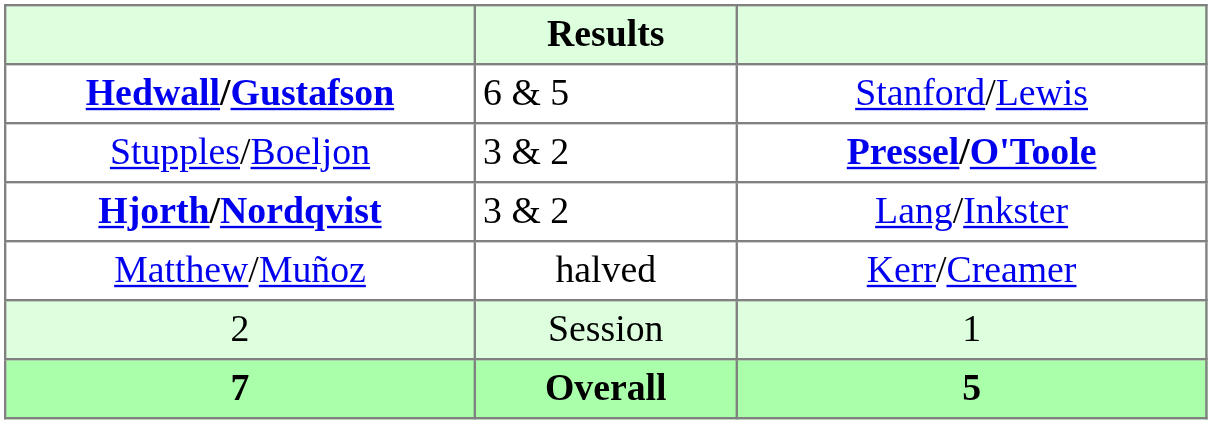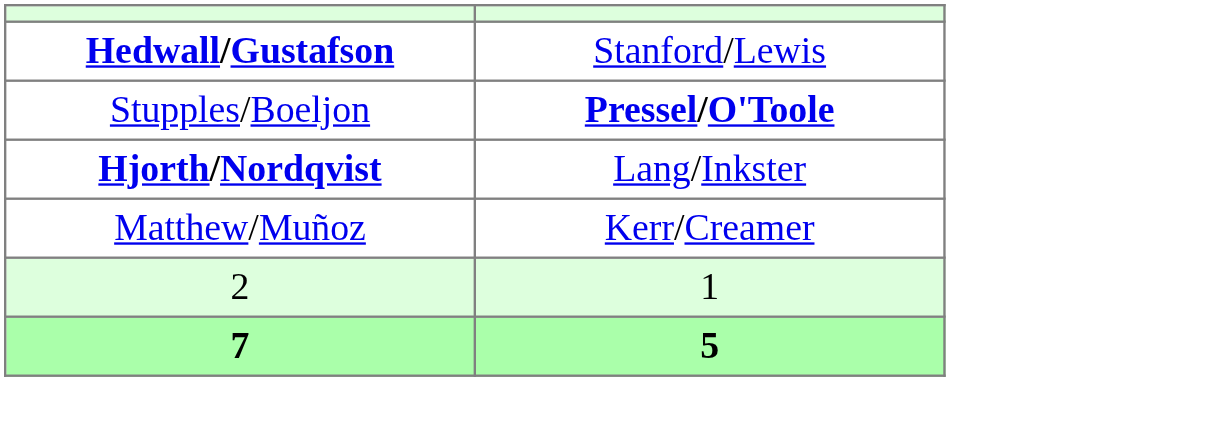- column: (606, 33)
